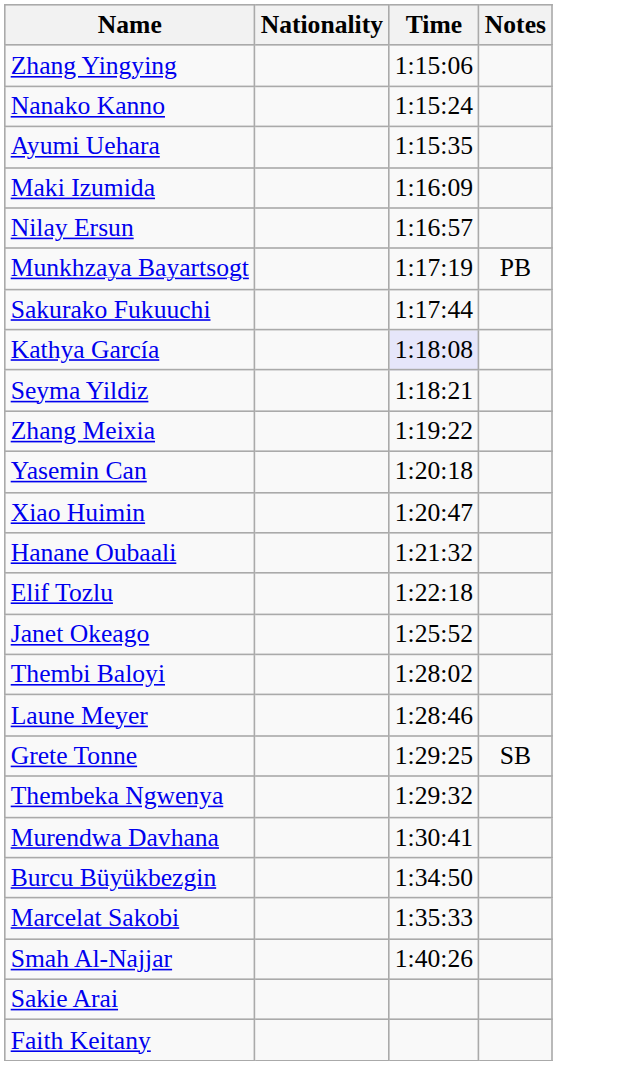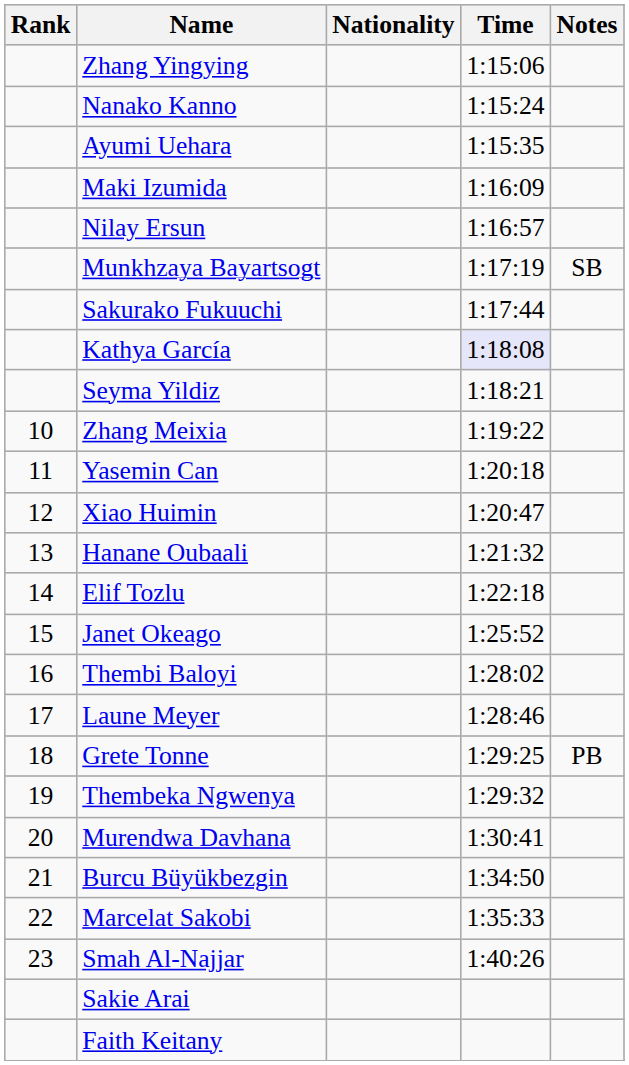+ column: (41, 24)
(515, 268) PB -> (587, 268) SB
(515, 755) SB -> (587, 755) PB
